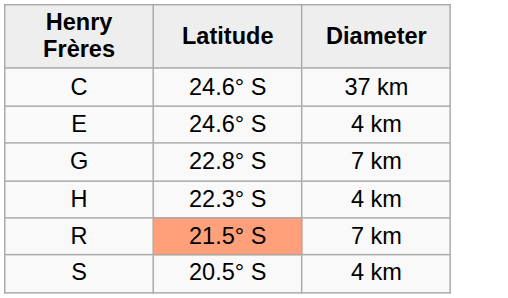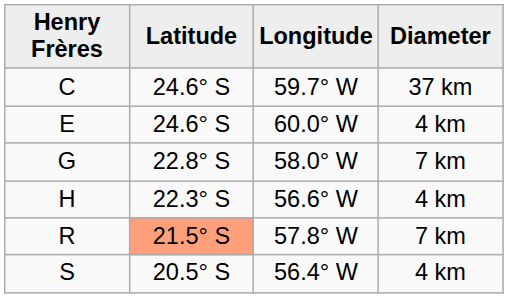+ column: (316, 36)
